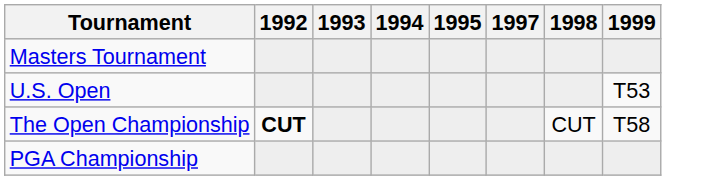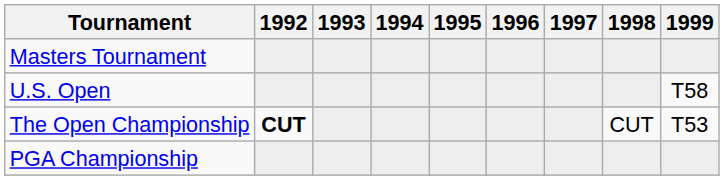+ column: (516, 22)
(632, 90) T53 -> (690, 90) T58
(632, 124) T58 -> (690, 124) T53
